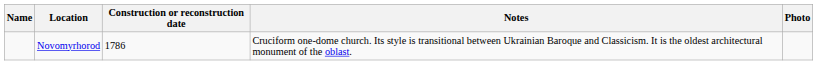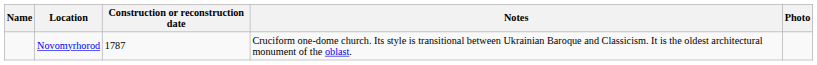(115, 46) 1786 -> (115, 46) 1787
